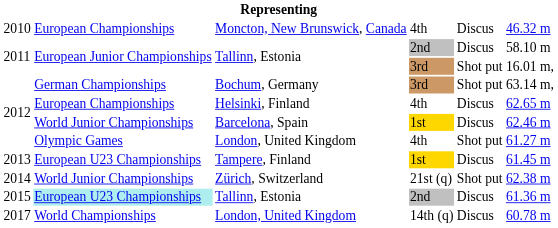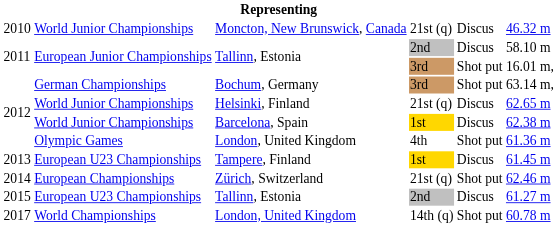(104, 28) European Championships -> (114, 28) World Junior Championships
(419, 28) 4th -> (431, 28) 21st (q)
(104, 103) European Championships -> (114, 103) World Junior Championships
(419, 103) 4th -> (431, 103) 21st (q)
(528, 122) 62.46 m -> (528, 122) 62.38 m
(528, 141) 61.27 m -> (528, 141) 61.36 m
(114, 178) World Junior Championships -> (104, 178) European Championships
(528, 178) 62.38 m -> (528, 178) 62.46 m
(118, 197) paleturquoise background -> (118, 197) no background
(528, 197) 61.36 m -> (528, 197) 61.27 m
(475, 215) Discus -> (480, 215) Shot put
